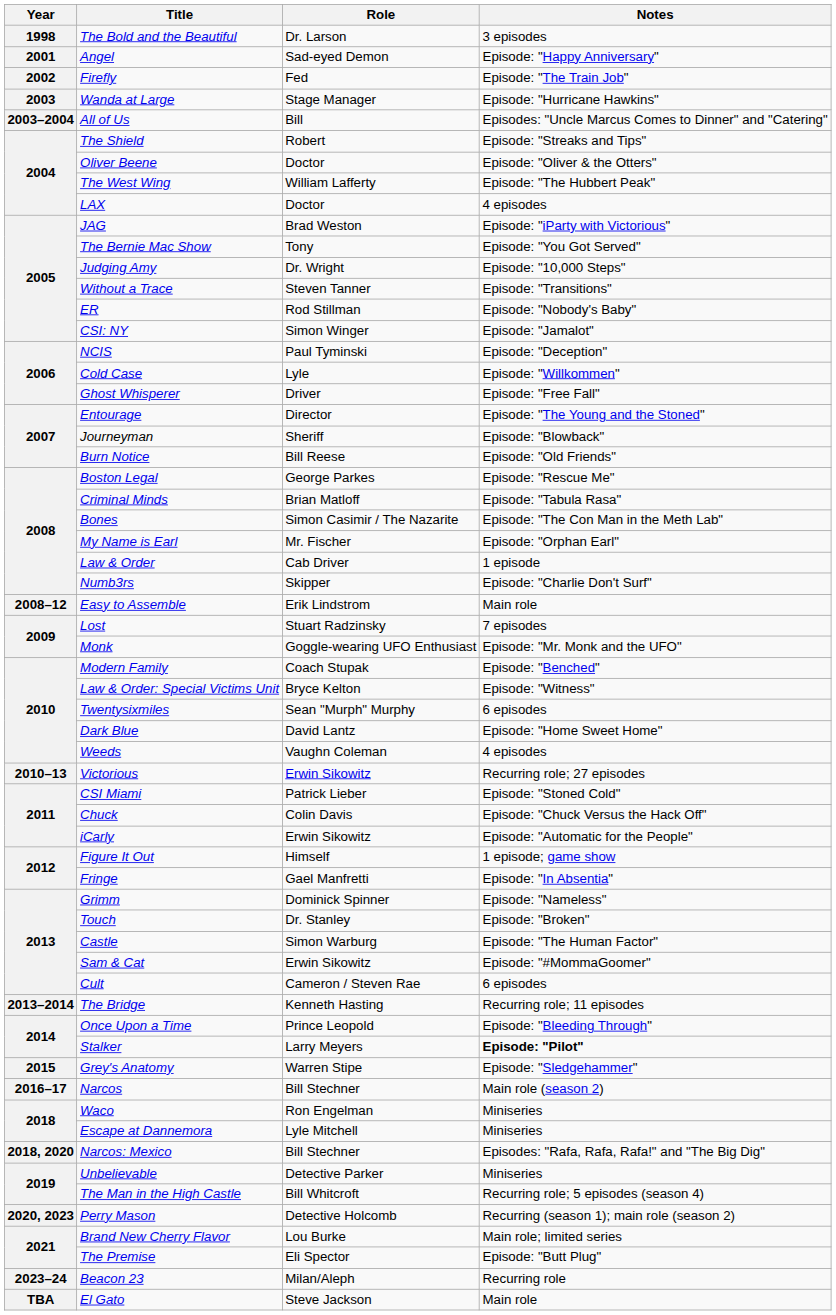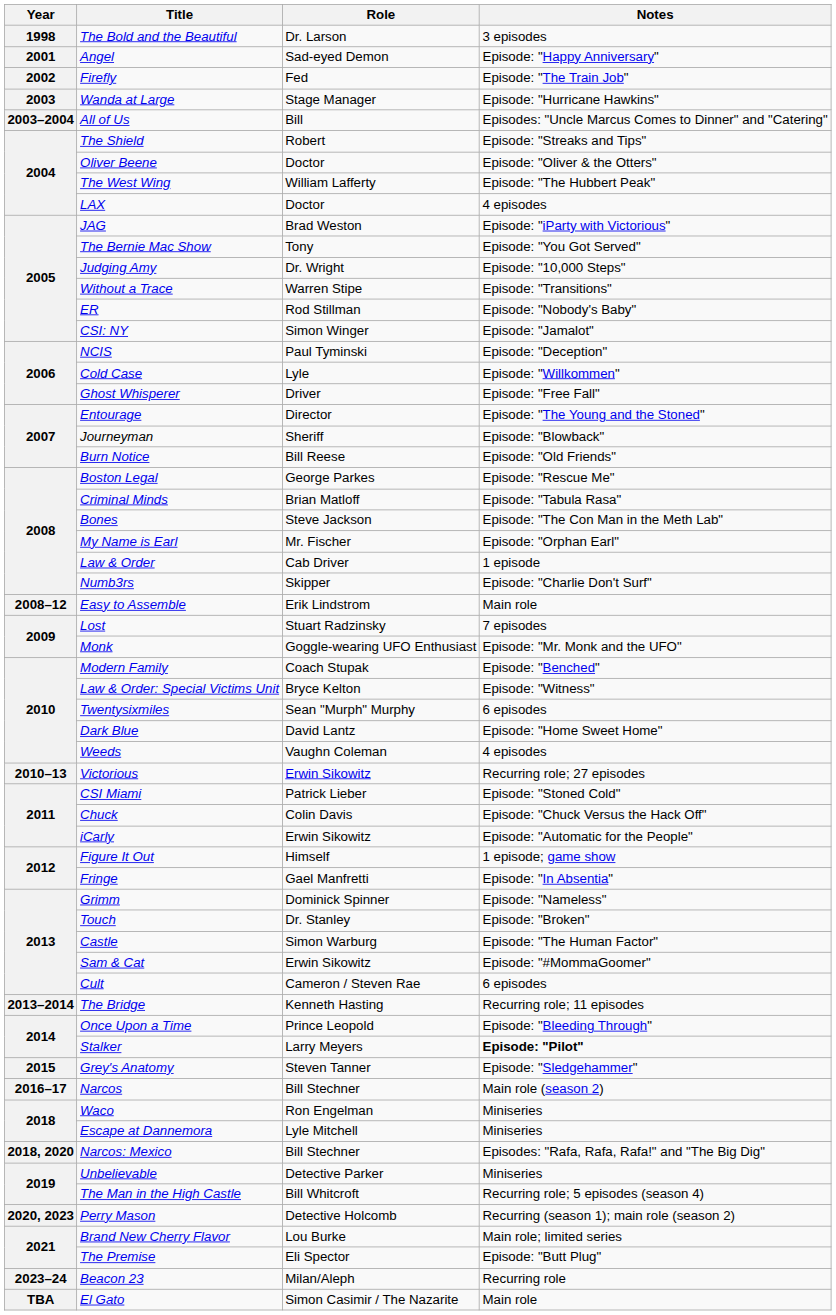(328, 288) Steven Tanner -> (324, 288) Warren Stipe
(372, 520) Simon Casimir / The Nazarite -> (328, 520) Steve Jackson
(324, 1068) Warren Stipe -> (328, 1068) Steven Tanner
(328, 1299) Steve Jackson -> (372, 1299) Simon Casimir / The Nazarite
